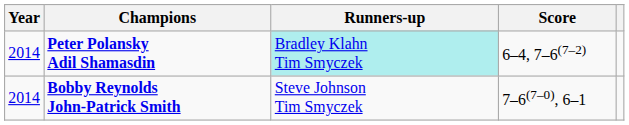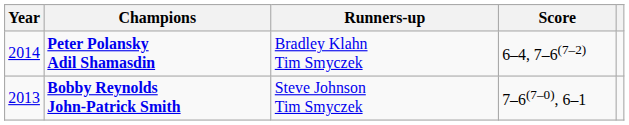(321, 53) paleturquoise background -> (321, 53) no background
(24, 98) 2014 -> (24, 98) 2013
